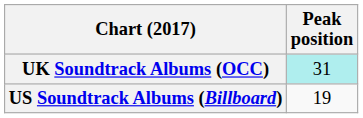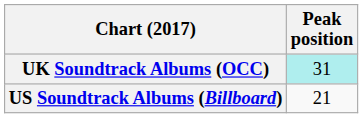(322, 98) 19 -> (322, 98) 21
